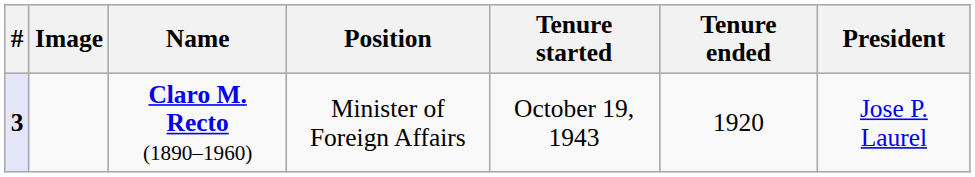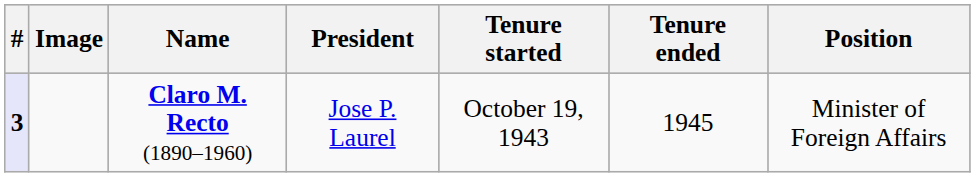columns swapped: (388, 38) <-> (894, 38)
(738, 122) 1920 -> (688, 122) 1945
